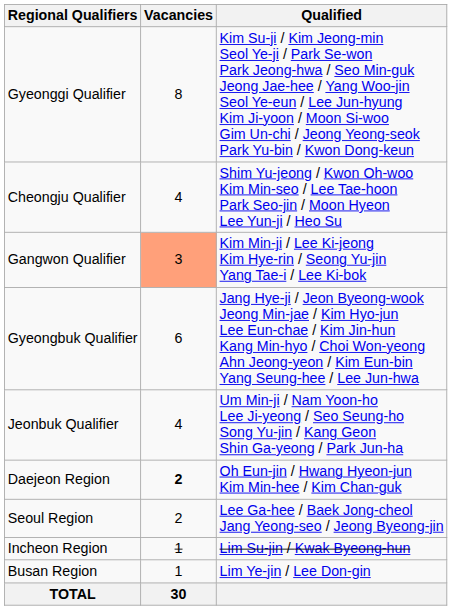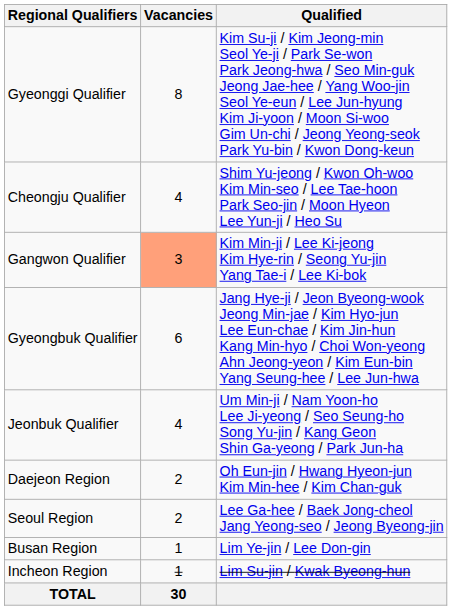(179, 479) bold -> (179, 479) normal
rows swapped: (58, 548) <-> (52, 571)
